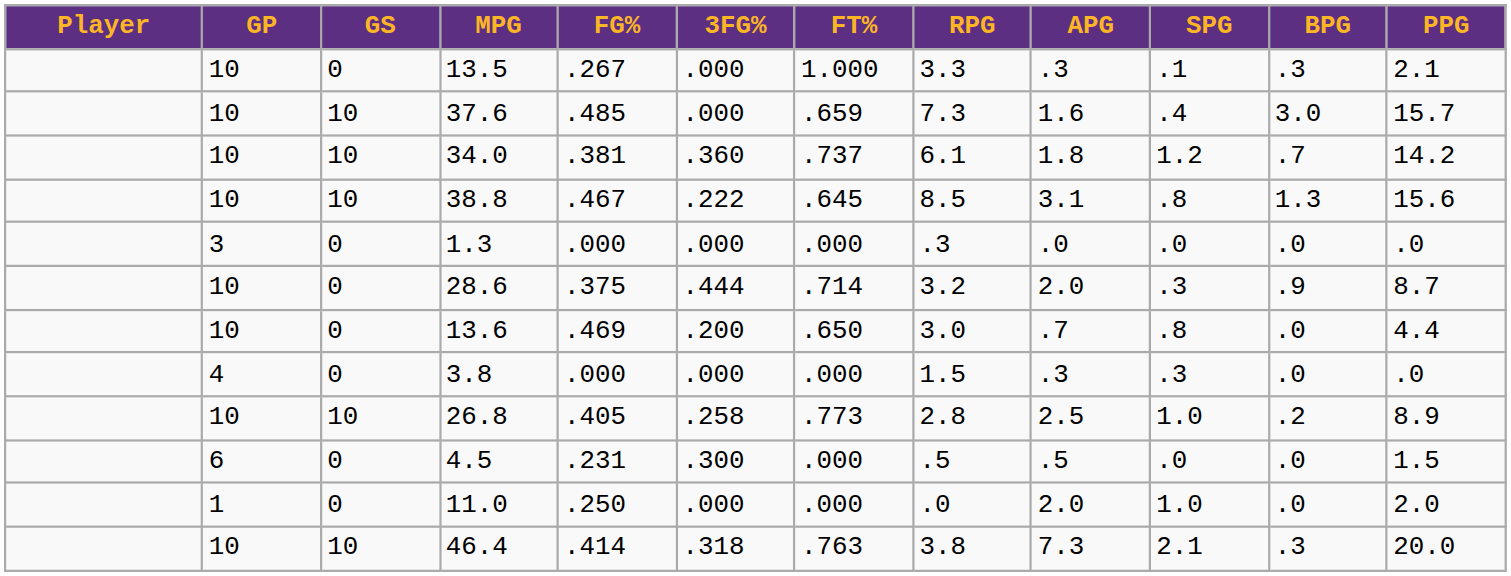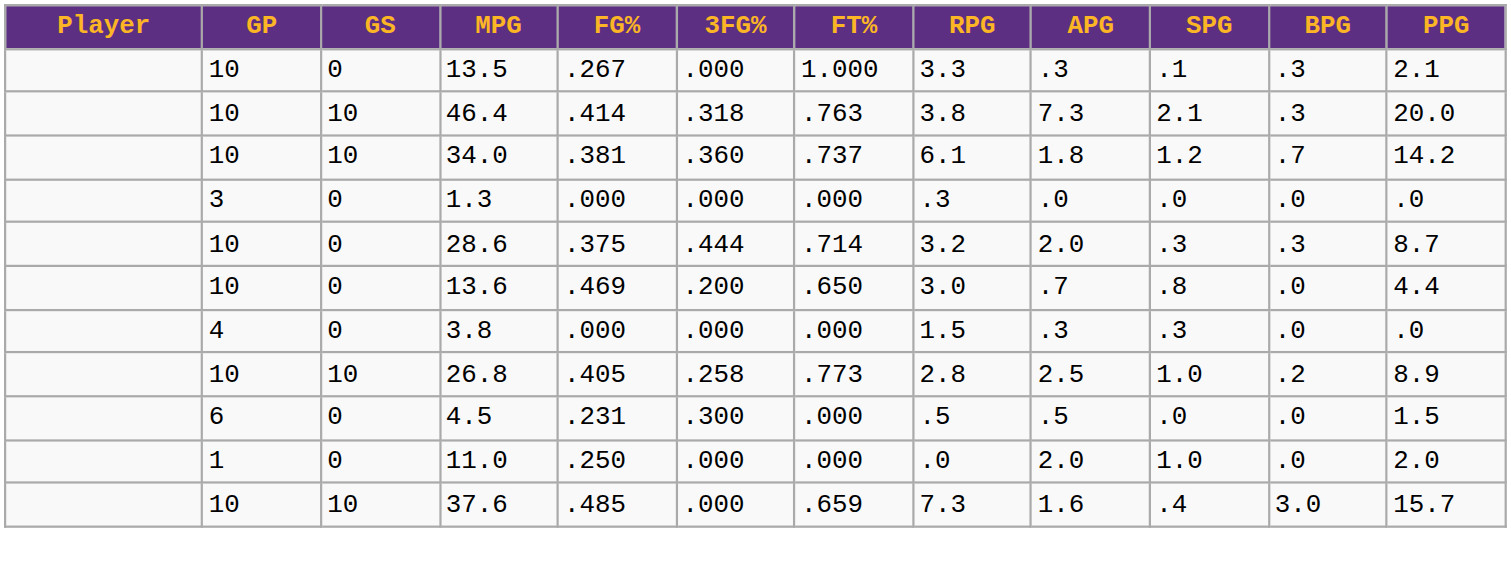rows swapped: (477, 113) <-> (477, 548)
- row: (477, 200)
(1290, 287) .9 -> (1290, 244) .3
